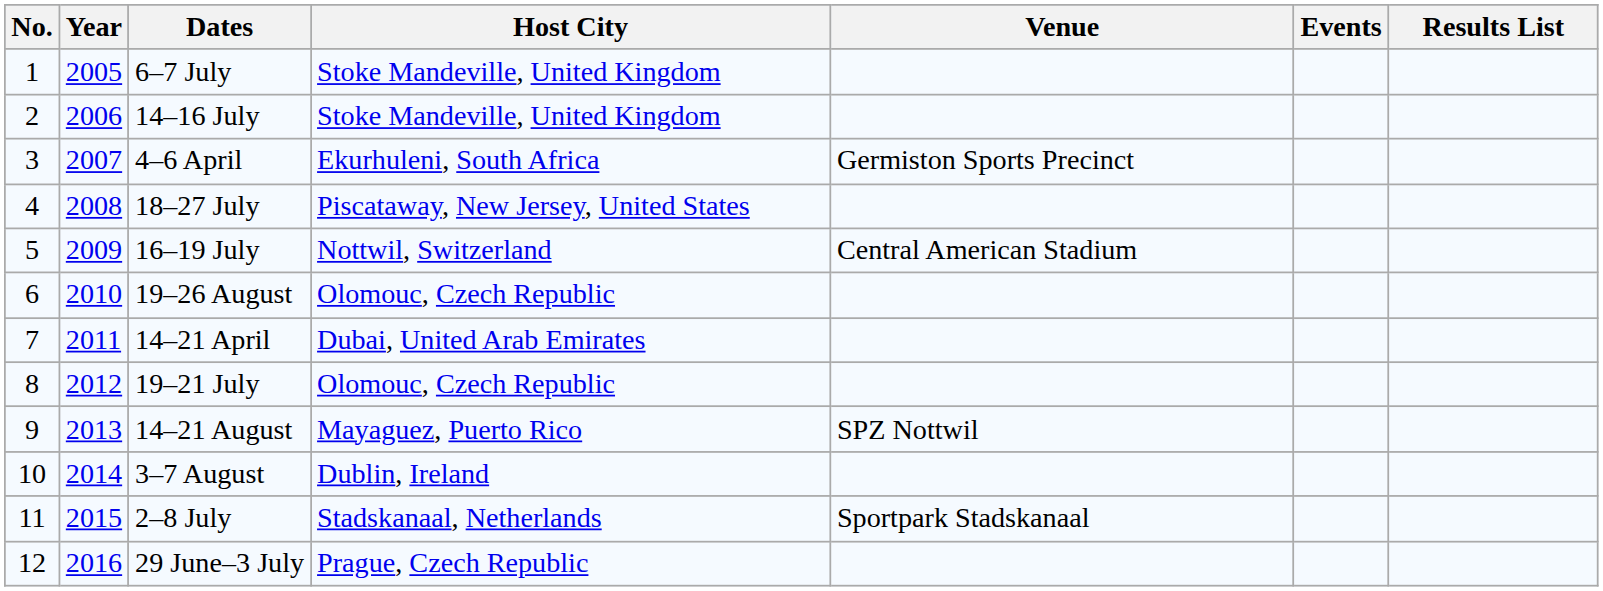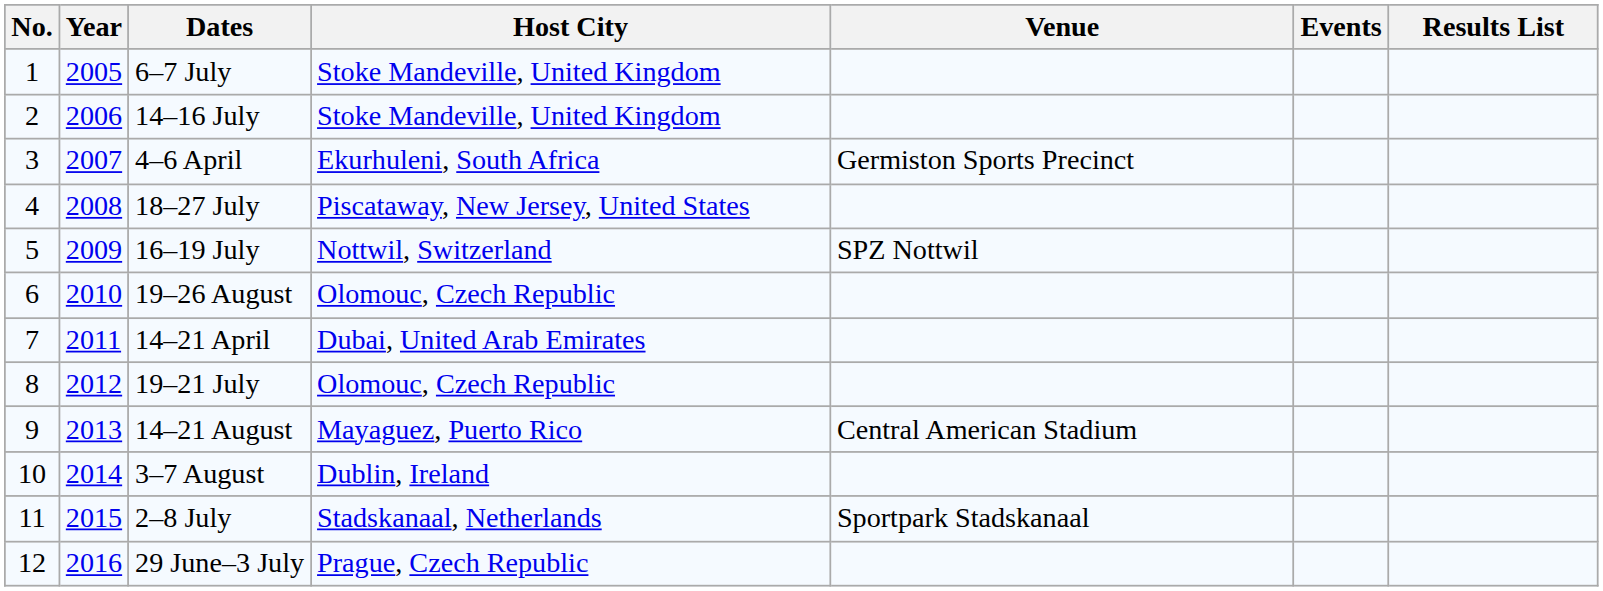(987, 250) Central American Stadium -> (908, 250) SPZ Nottwil
(908, 428) SPZ Nottwil -> (987, 428) Central American Stadium
